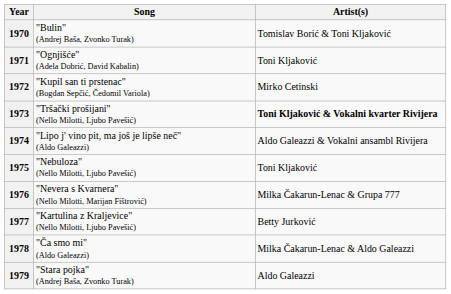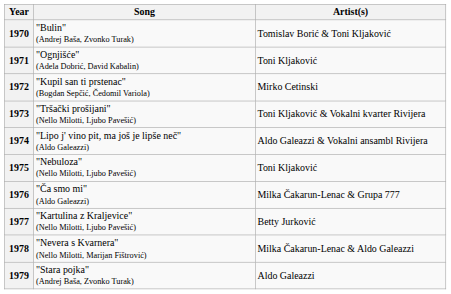(348, 114) bold -> (341, 114) normal
(91, 195) "Nevera s Kvarnera" (Nello Milotti, Marijan Fištrović) -> (62, 195) "Ča smo mi" (Aldo Galeazzi)
(62, 248) "Ča smo mi" (Aldo Galeazzi) -> (91, 248) "Nevera s Kvarnera" (Nello Milotti, Marijan Fištrović)
